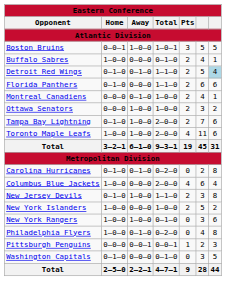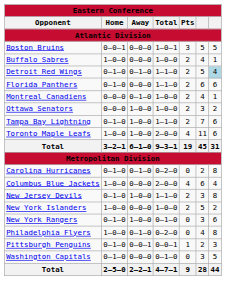(140, 48) 1–0–0 -> (140, 48) 0–0–0
(166, 60) 0–1–0 -> (166, 60) 1–0–0
(166, 122) 2–0–0 -> (166, 122) 1–1–0
(114, 220) 1–0–0 -> (114, 220) 0–1–0
(114, 245) 0–0–0 -> (114, 245) 0–1–0
